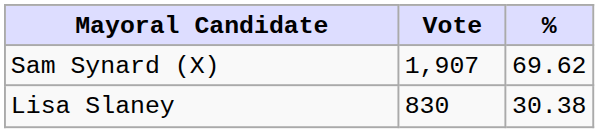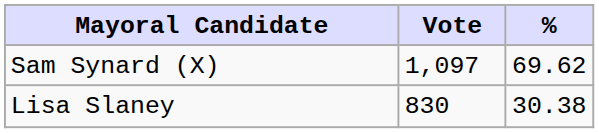(442, 66) 1,907 -> (442, 66) 1,097
